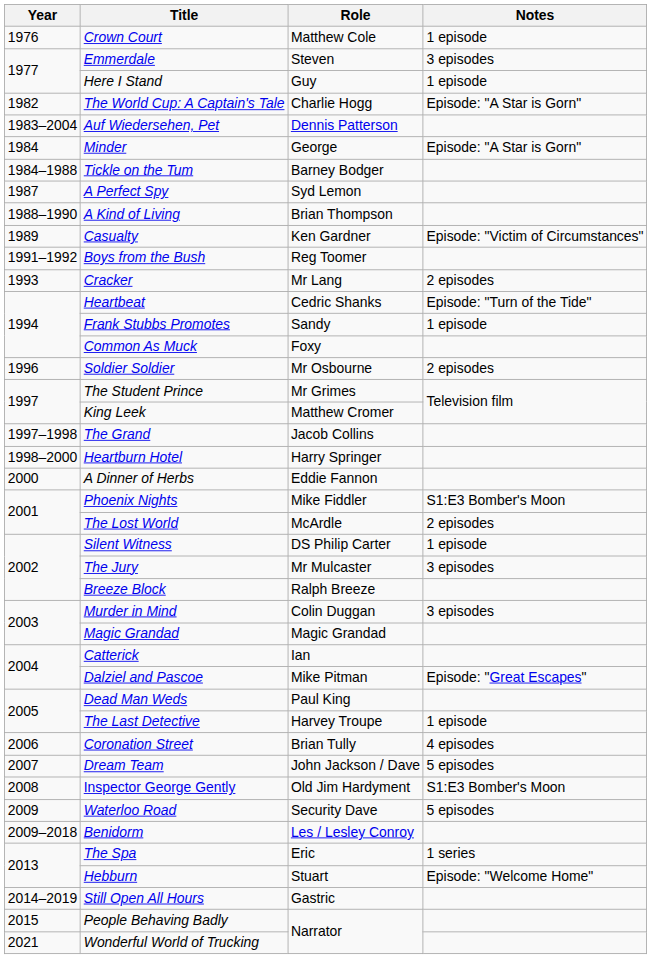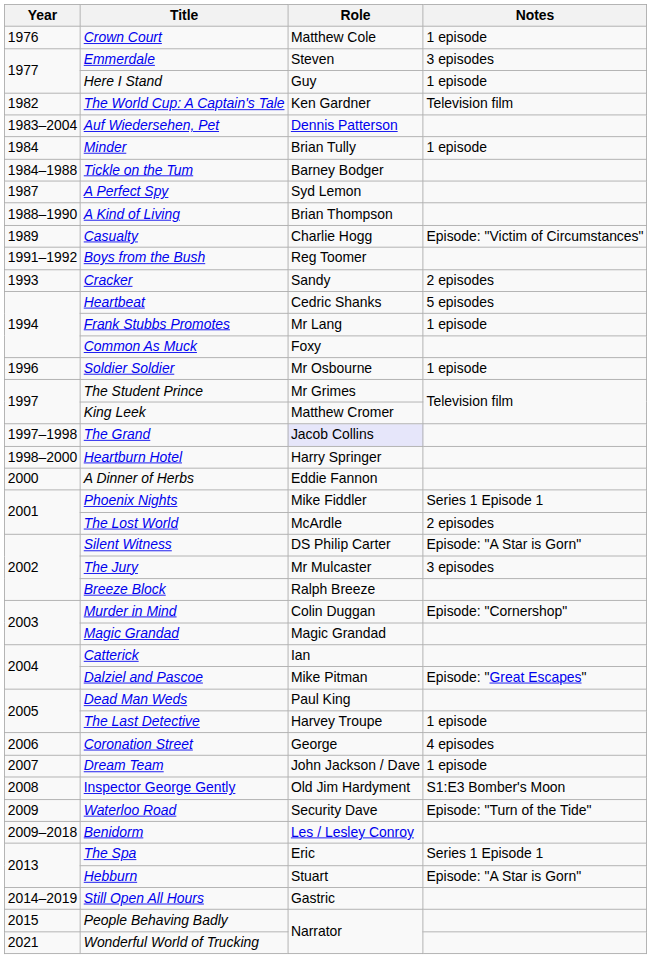(332, 103) Charlie Hogg -> (331, 103) Ken Gardner
(504, 103) Episode: "A Star is Gorn" -> (470, 103) Television film
(314, 147) George -> (323, 147) Brian Tully
(504, 147) Episode: "A Star is Gorn" -> (457, 147) 1 episode
(331, 236) Ken Gardner -> (332, 236) Charlie Hogg
(316, 280) Mr Lang -> (311, 280) Sandy
(509, 302) Episode: "Turn of the Tide" -> (460, 302) 5 episodes
(311, 324) Sandy -> (316, 324) Mr Lang
(460, 368) 2 episodes -> (457, 368) 1 episode
(332, 434) no background -> (332, 434) lavender background
(496, 501) S1:E3 Bomber's Moon -> (485, 501) Series 1 Episode 1
(457, 545) 1 episode -> (504, 545) Episode: "A Star is Gorn"
(460, 611) 3 episodes -> (497, 611) Episode: "Cornershop"
(323, 744) Brian Tully -> (314, 744) George
(460, 766) 5 episodes -> (457, 766) 1 episode
(460, 810) 5 episodes -> (509, 810) Episode: "Turn of the Tide"
(451, 854) 1 series -> (485, 854) Series 1 Episode 1
(510, 876) Episode: "Welcome Home" -> (504, 876) Episode: "A Star is Gorn"
